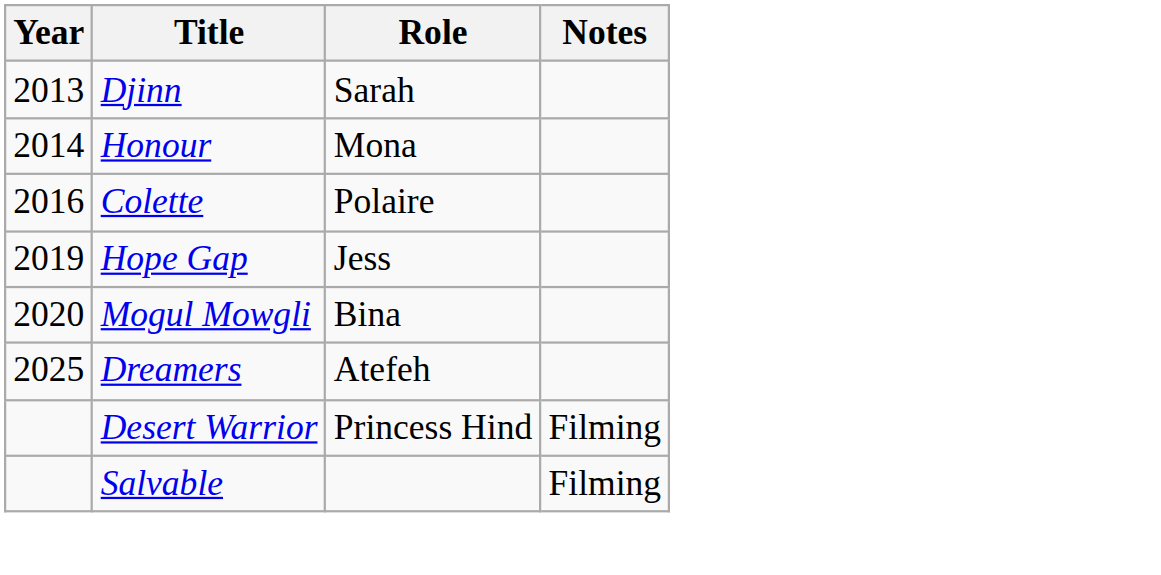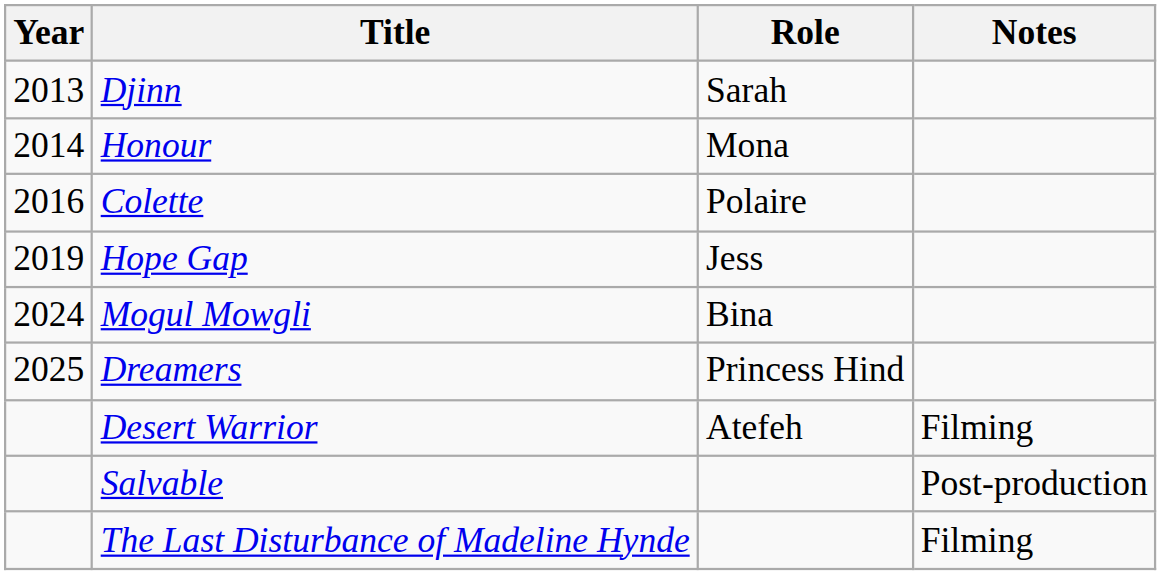(49, 314) 2020 -> (49, 314) 2024
(382, 370) Atefeh -> (805, 370) Princess Hind
(433, 426) Princess Hind -> (754, 426) Atefeh
(605, 483) Filming -> (1034, 483) Post-production
+ row: (395, 539)
